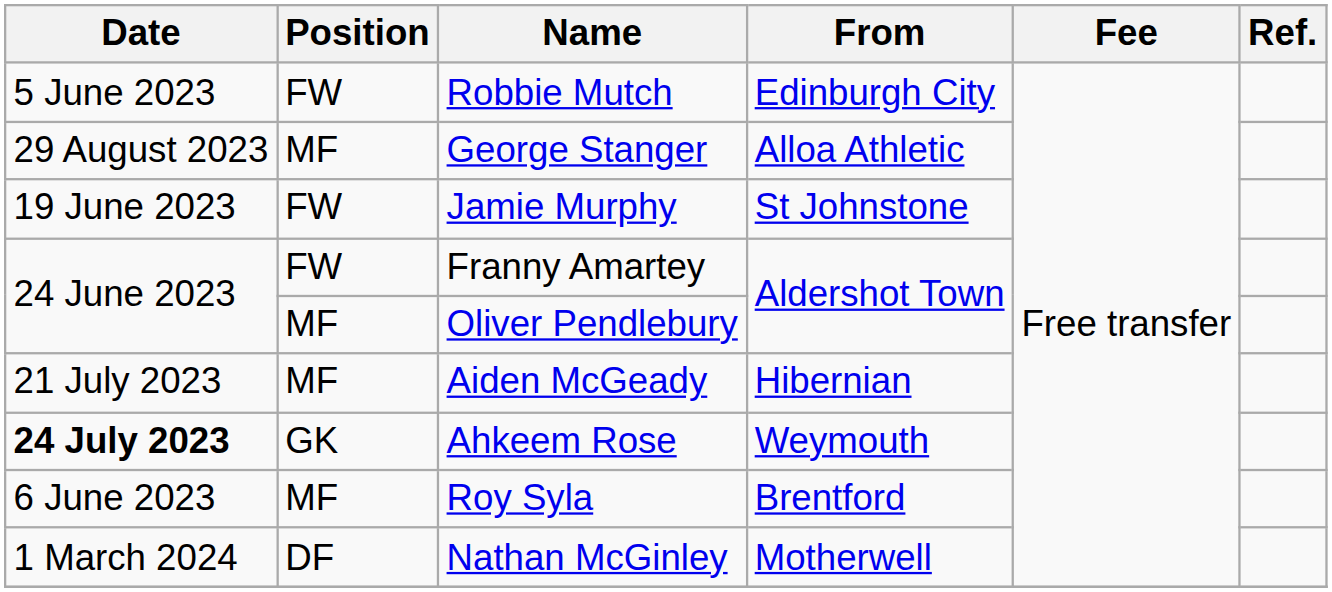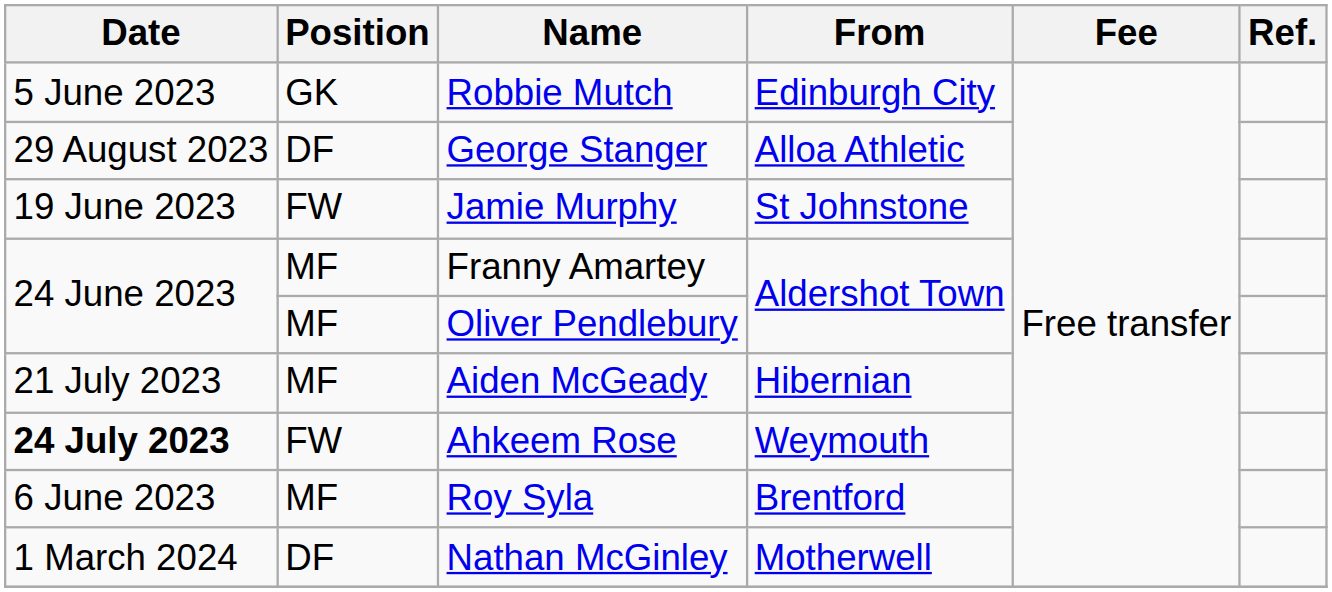(314, 91) FW -> (312, 91) GK
(312, 149) MF -> (310, 149) DF
(314, 265) FW -> (312, 265) MF
(312, 440) GK -> (314, 440) FW
